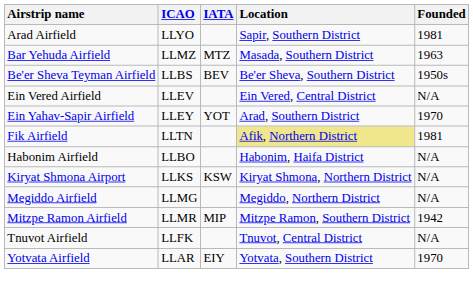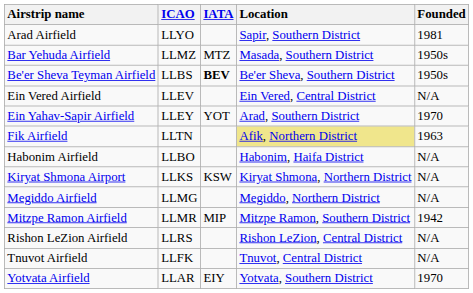(430, 55) 1963 -> (433, 55) 1950s
(216, 75) normal -> (217, 75) bold
(430, 136) 1981 -> (430, 136) 1963
+ row: (67, 237)
